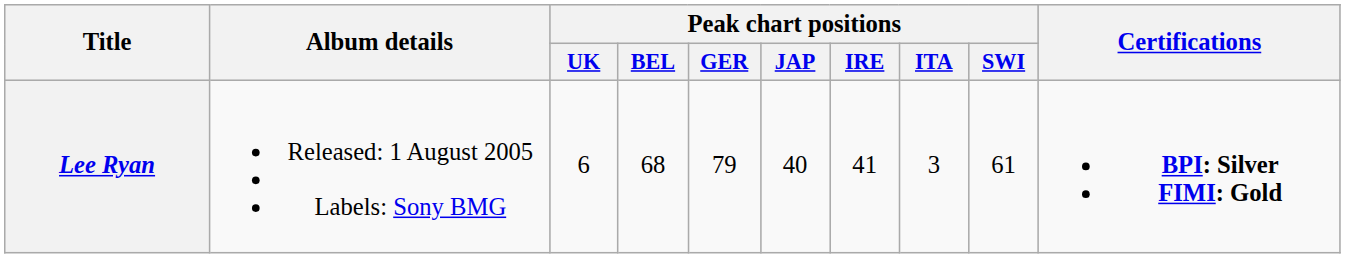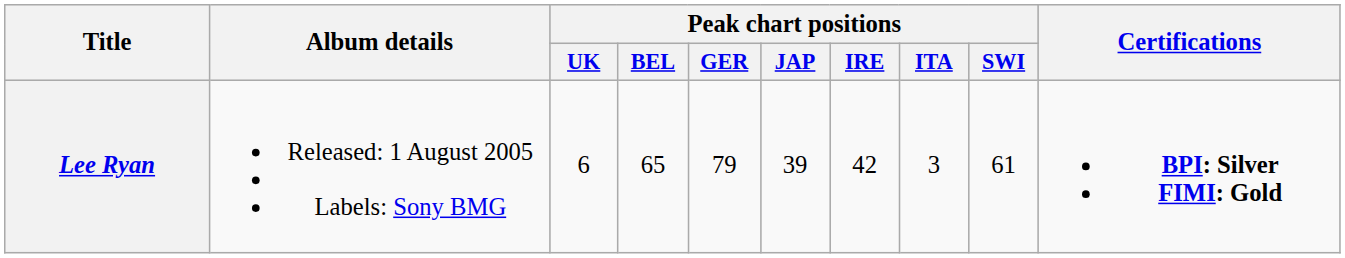(653, 165) 68 -> (653, 165) 65
(795, 165) 40 -> (795, 165) 39
(865, 165) 41 -> (865, 165) 42
